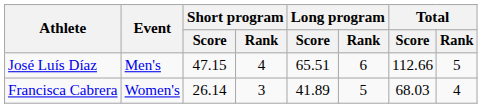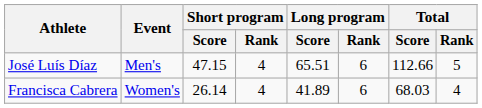(262, 90) 3 -> (262, 90) 4
(363, 90) 5 -> (363, 90) 6
